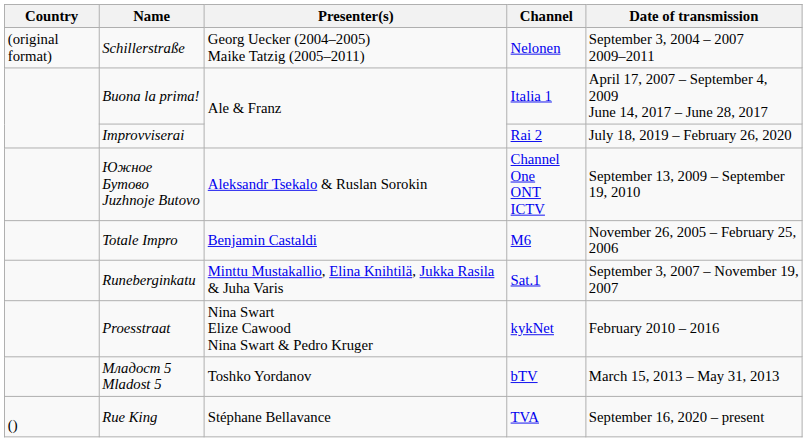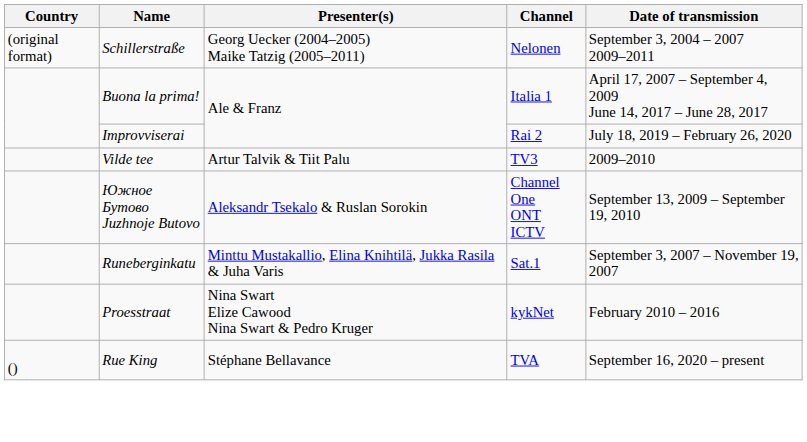+ row: (128, 159)
- row: (140, 240)
- row: (137, 376)
